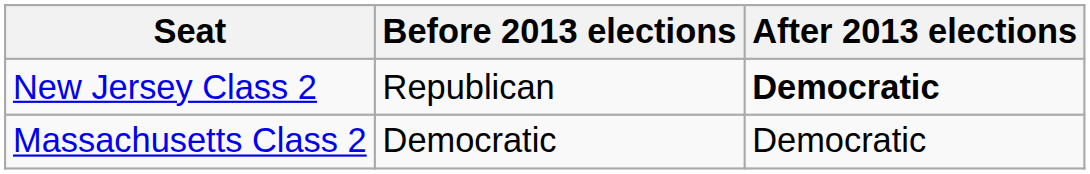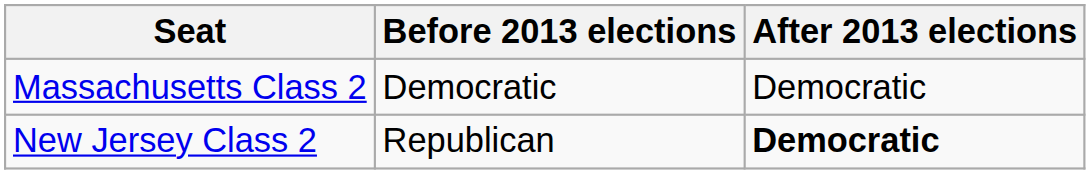rows swapped: (190, 140) <-> (165, 86)
